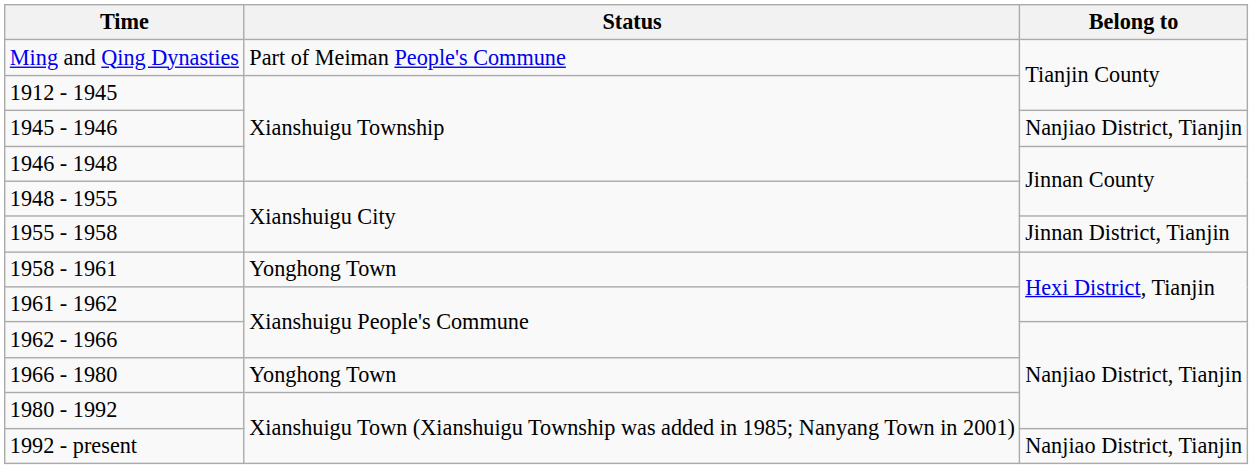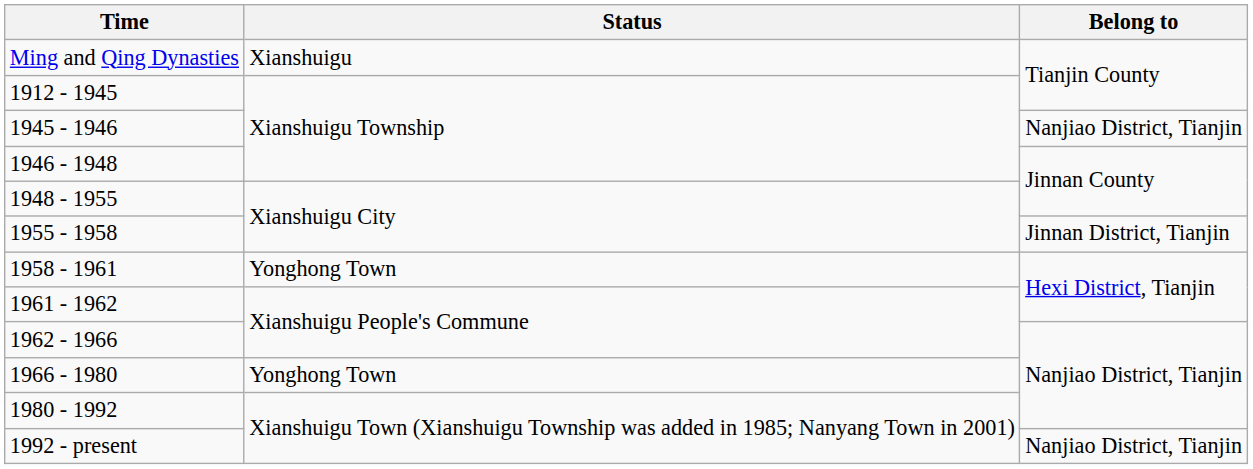(408, 57) Part of Meiman People's Commune -> (301, 57) Xianshuigu
